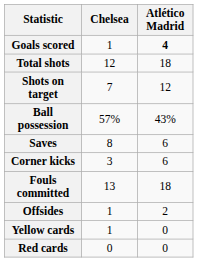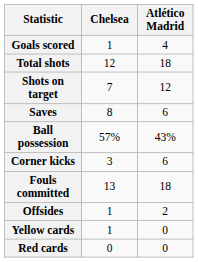(165, 44) bold -> (165, 44) normal
rows swapped: (43, 143) <-> (43, 119)
